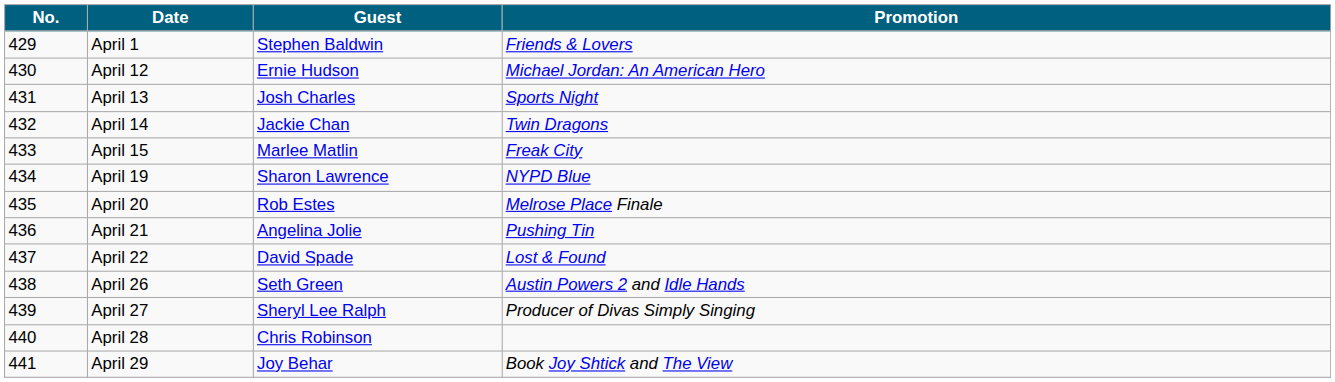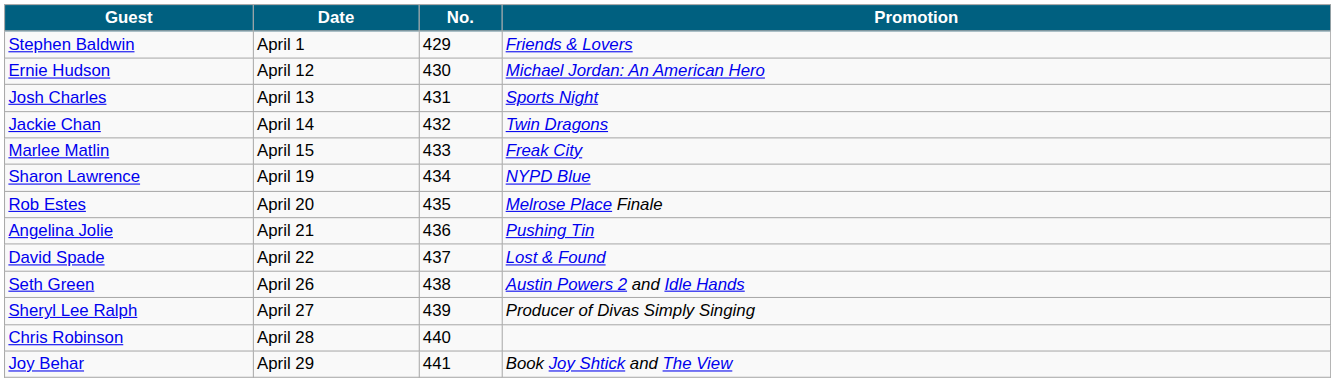columns swapped: (46, 17) <-> (377, 17)
